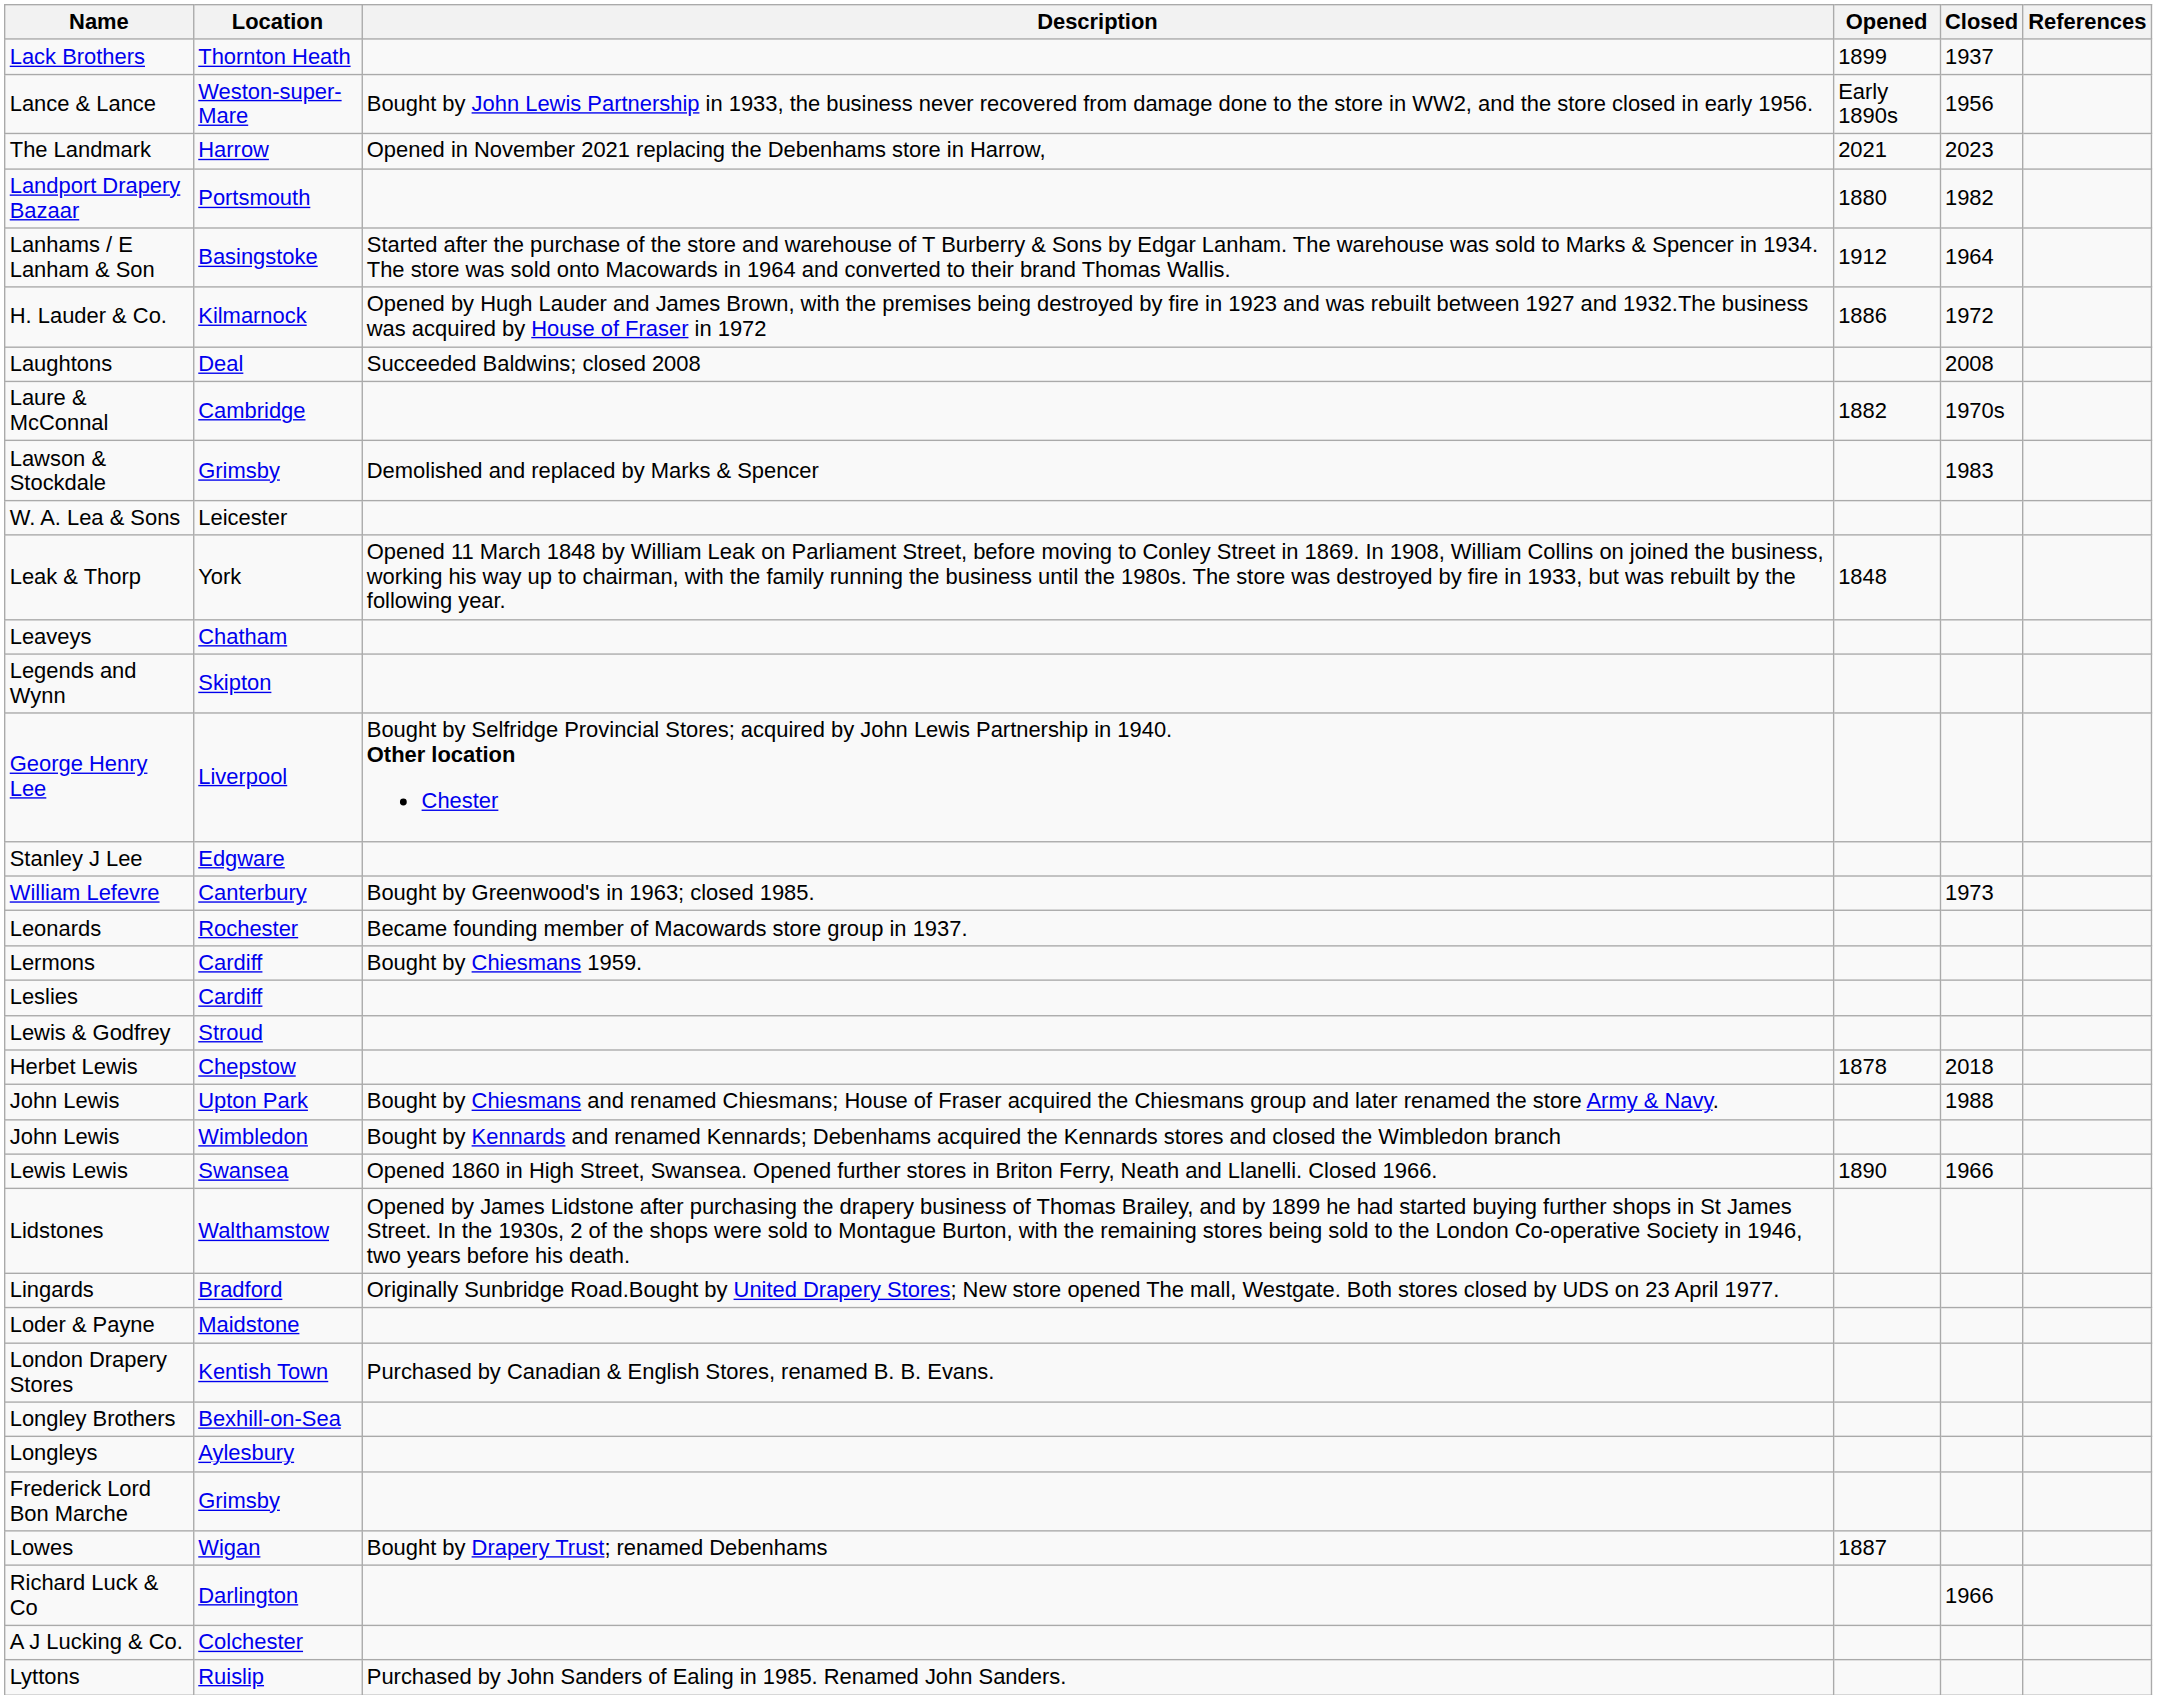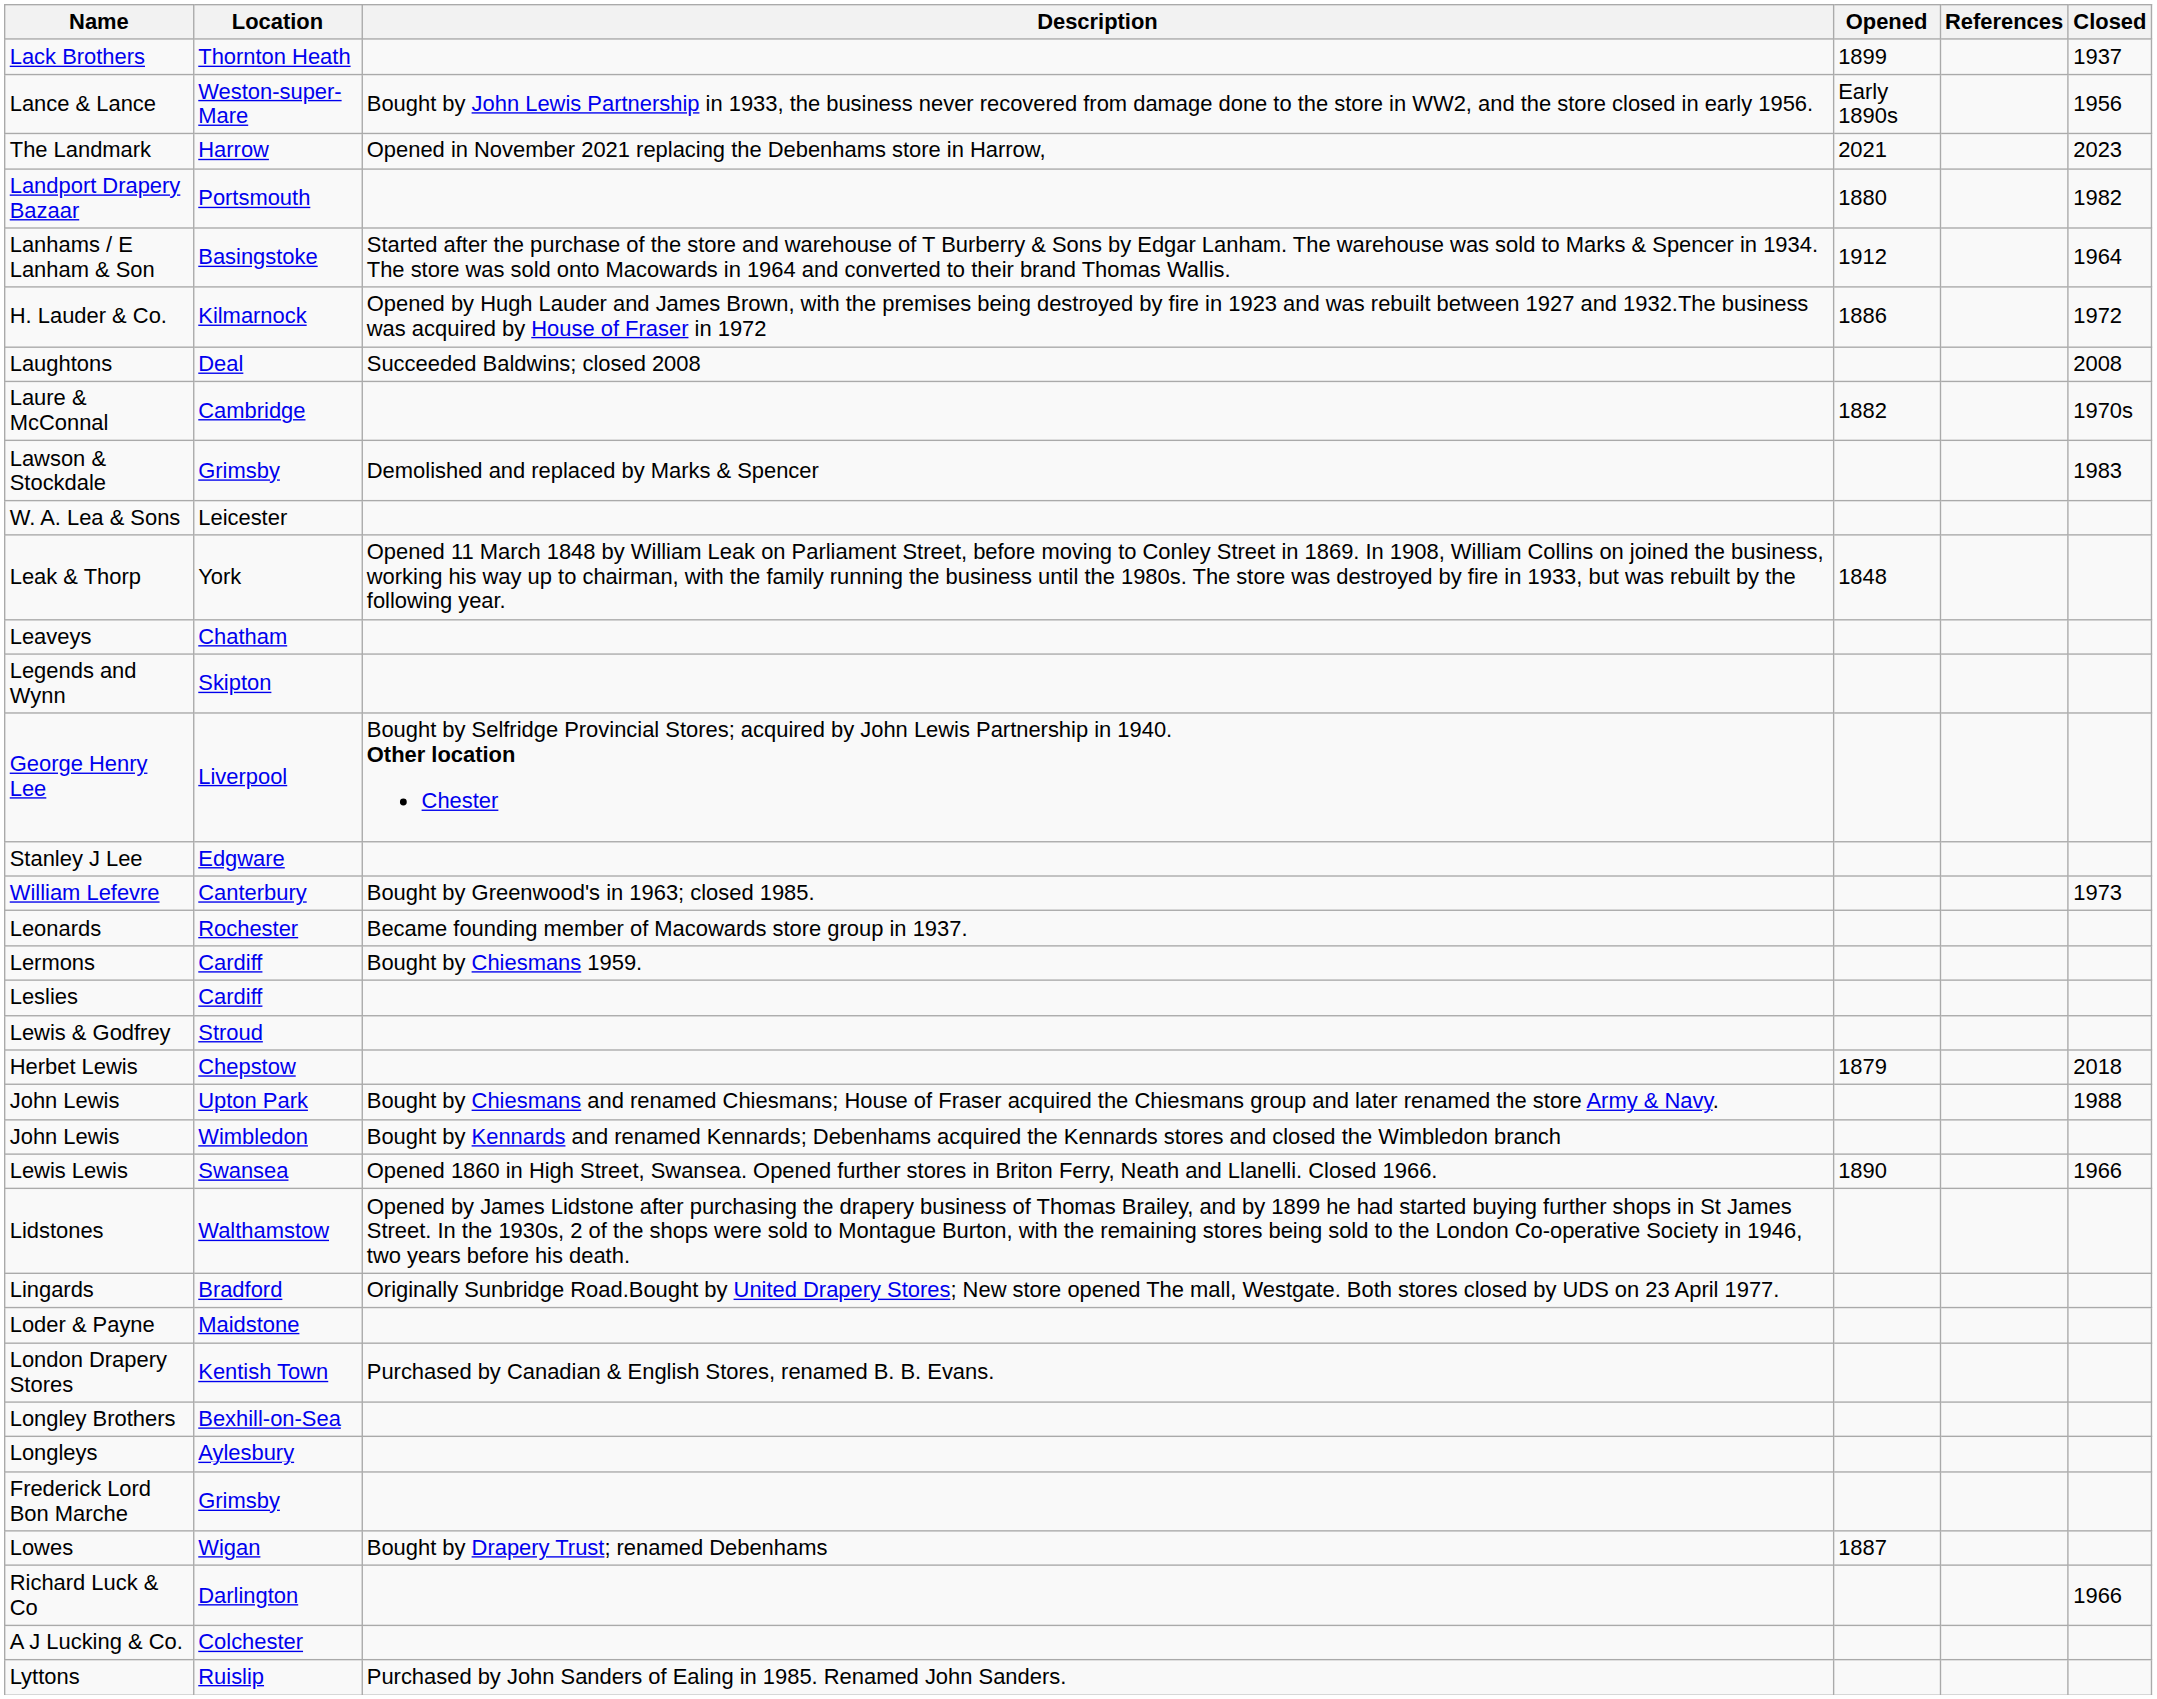columns swapped: (1982, 21) <-> (2087, 21)
(1863, 1067) 1878 -> (1863, 1067) 1879
